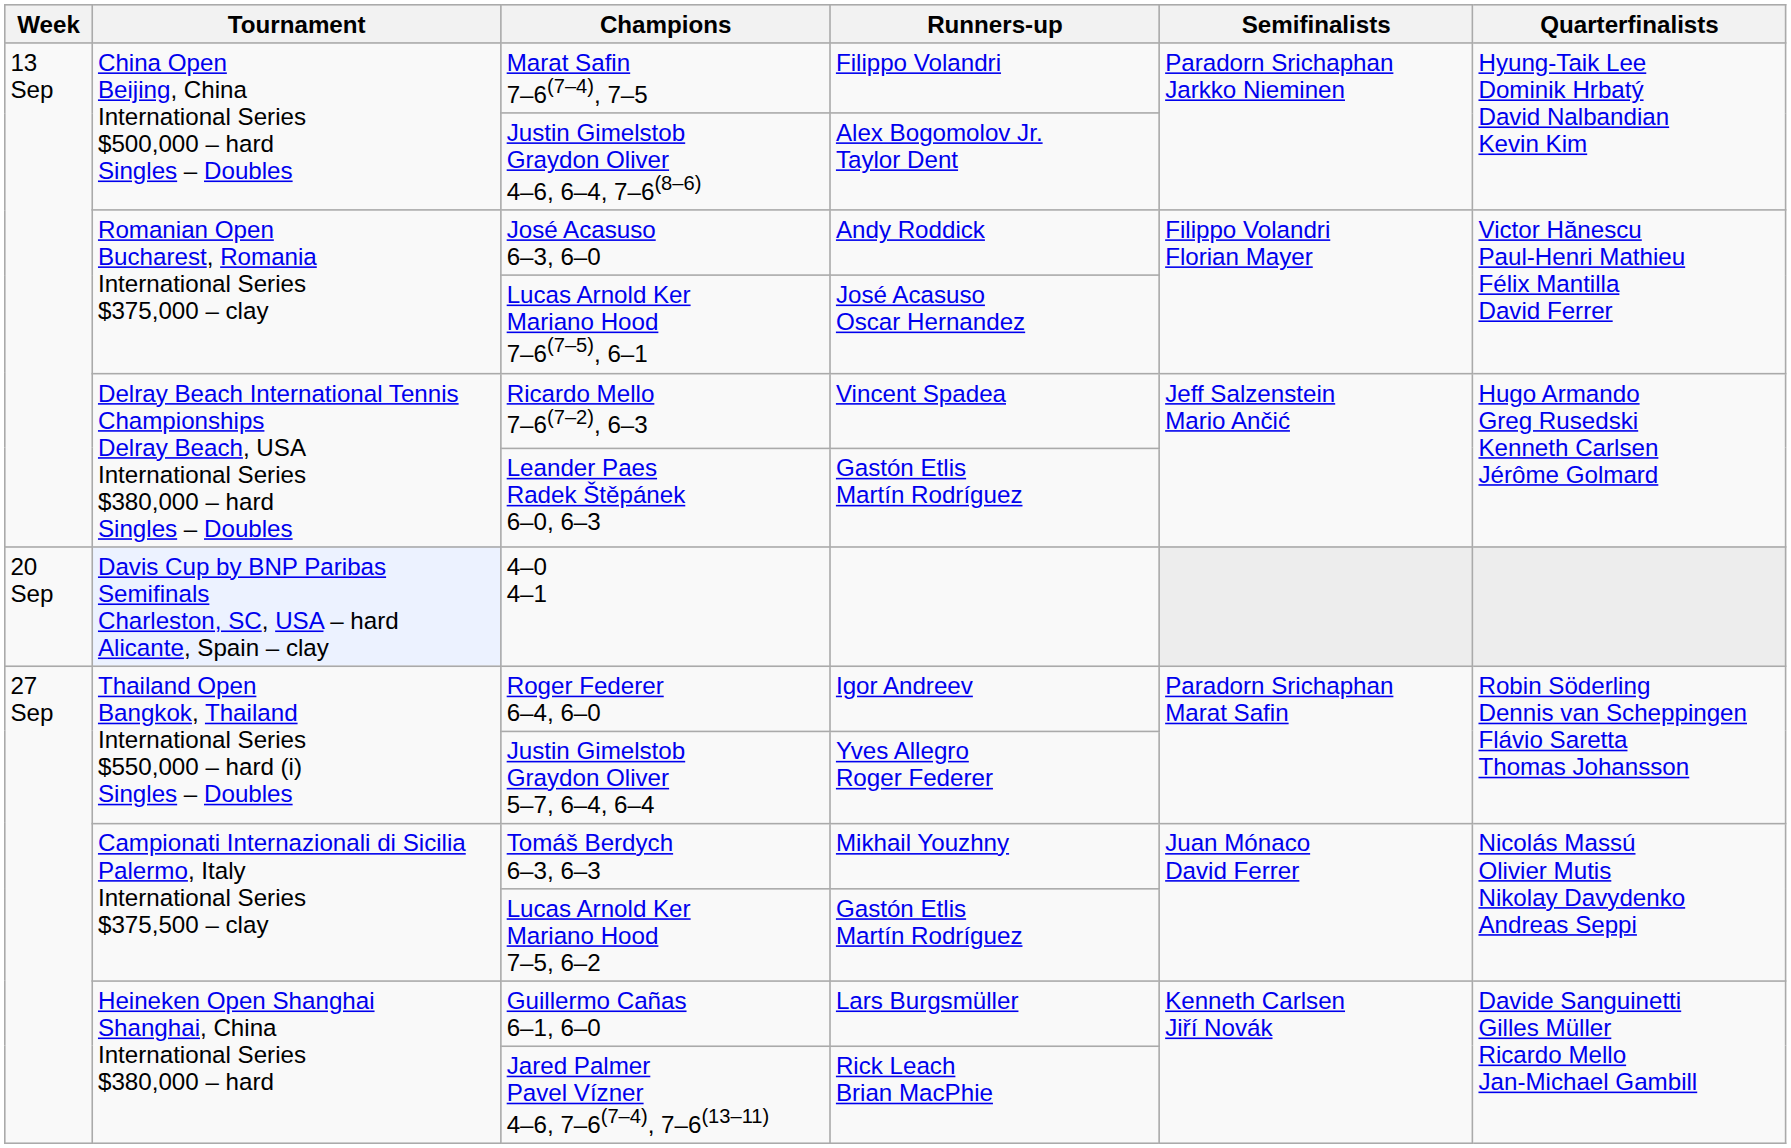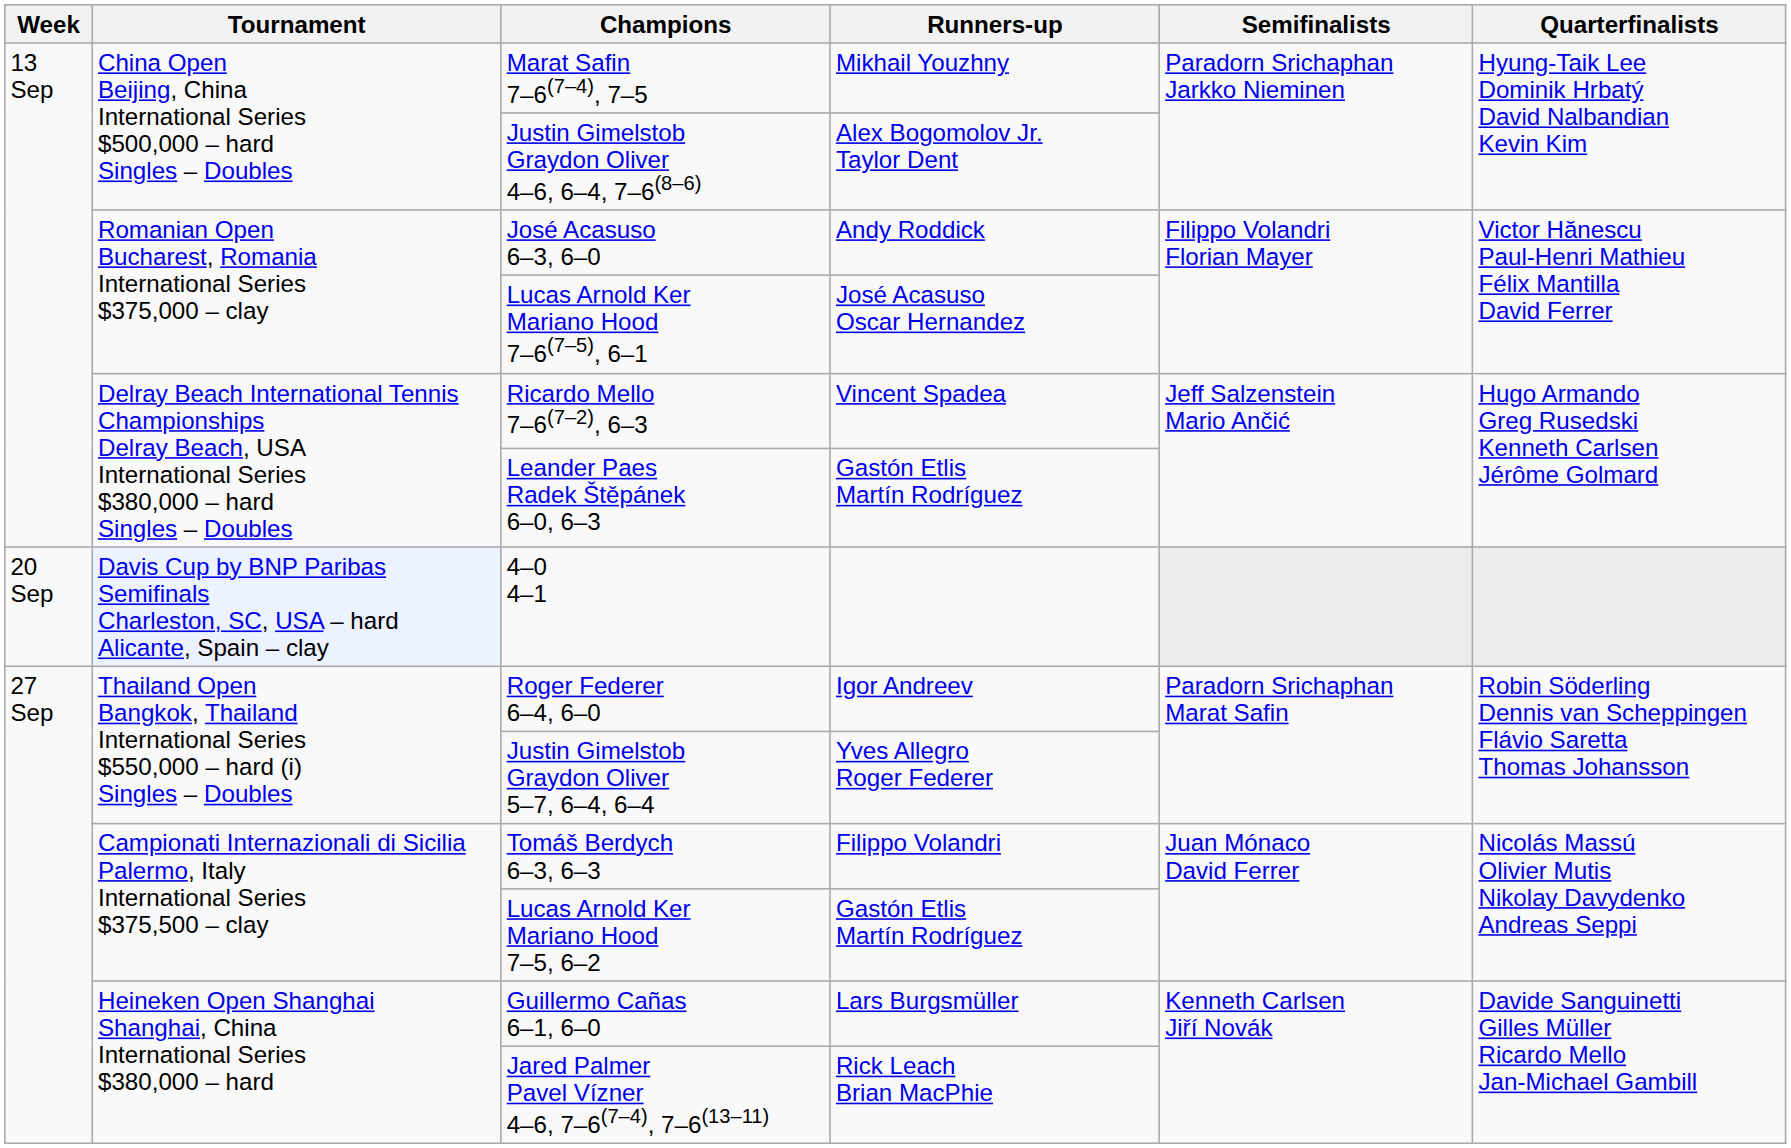(918, 62) Filippo Volandri -> (923, 62) Mikhail Youzhny
(923, 843) Mikhail Youzhny -> (918, 843) Filippo Volandri
